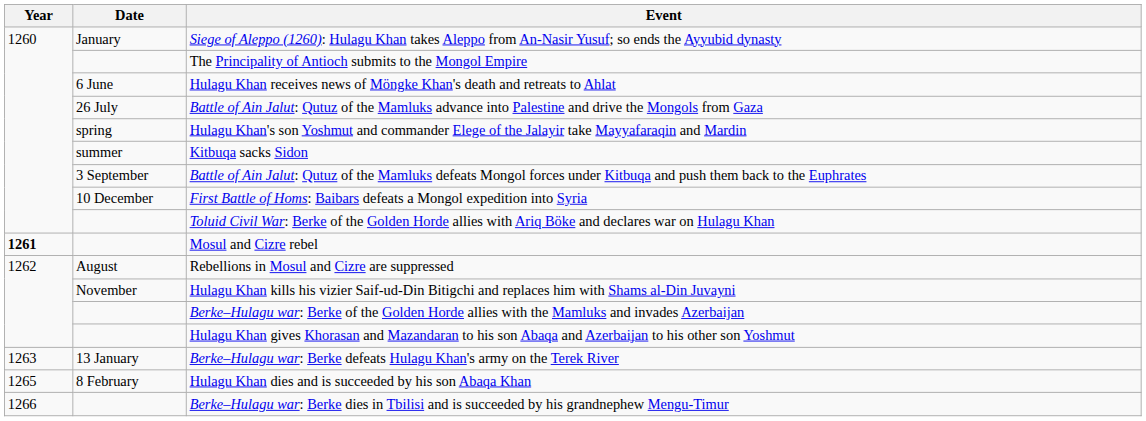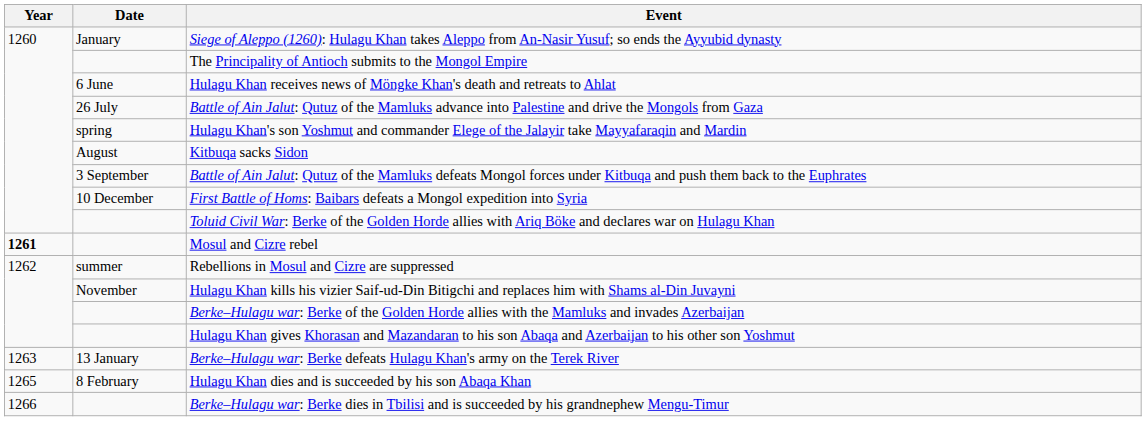(99, 152) summer -> (97, 152) August
(97, 267) August -> (99, 267) summer
